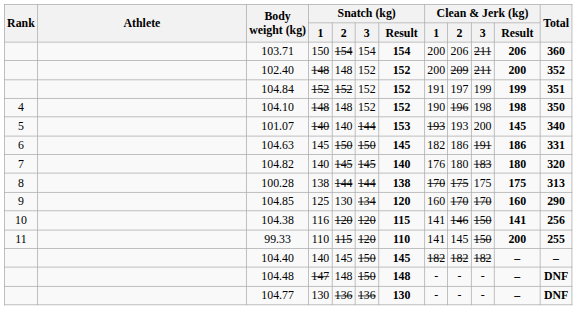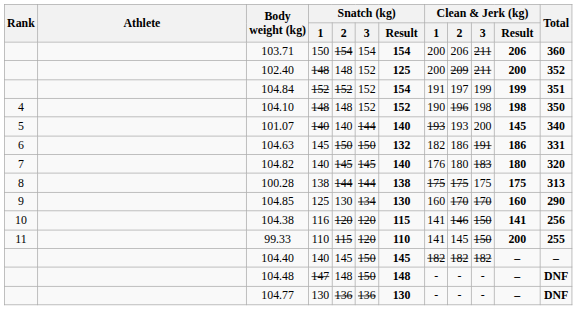(402, 70) 152 -> (402, 70) 125
(402, 88) 152 -> (402, 88) 154
(402, 126) 153 -> (402, 126) 140
(402, 145) 145 -> (402, 145) 132
(436, 182) 170 -> (436, 182) 175
(402, 201) 120 -> (402, 201) 130
